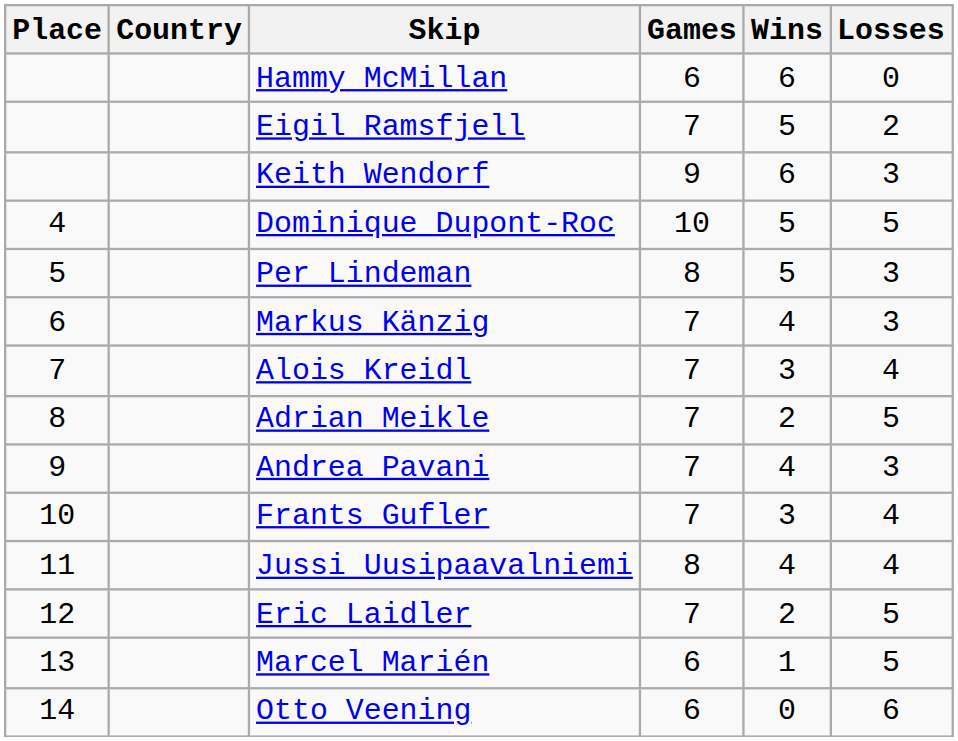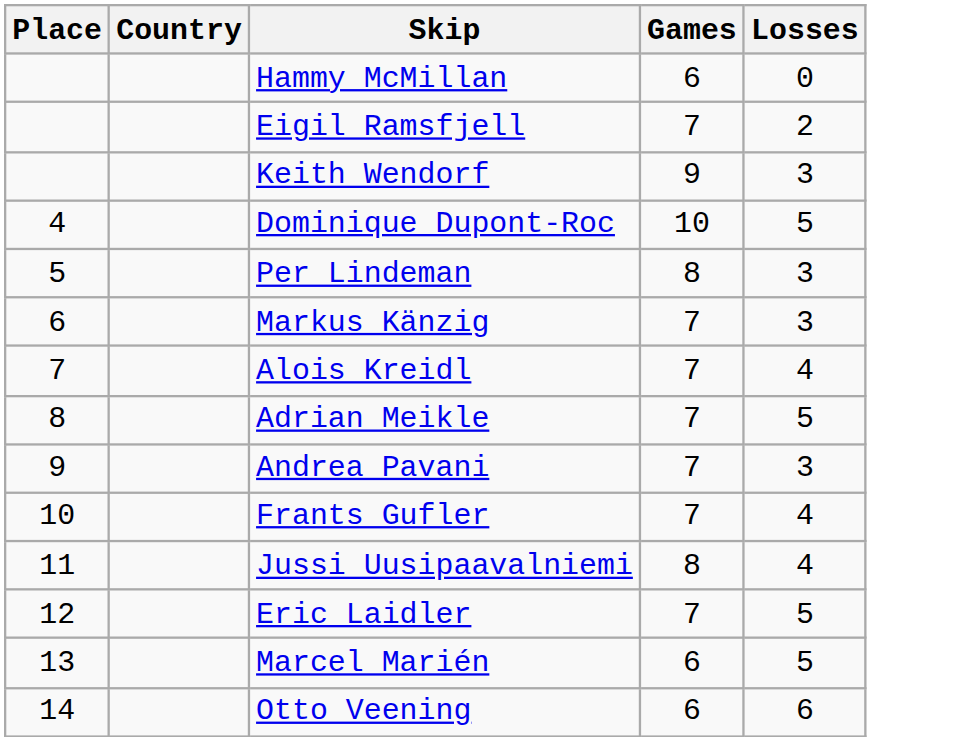- column: (787, 30)
